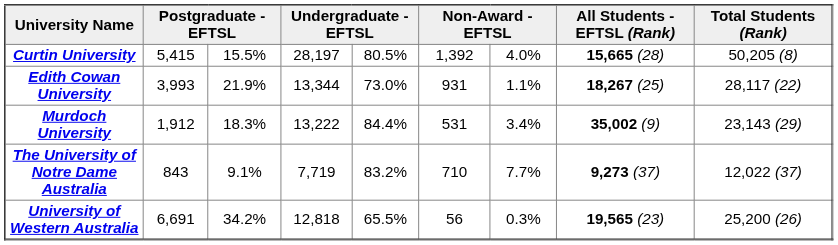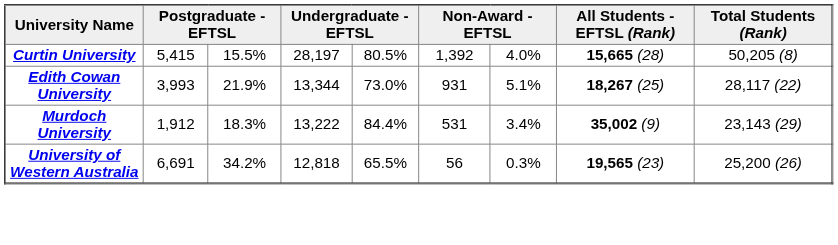(523, 85) 1.1% -> (523, 85) 5.1%
- row: (74, 172)
